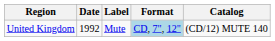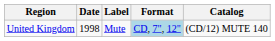(89, 28) 1992 -> (89, 28) 1998
